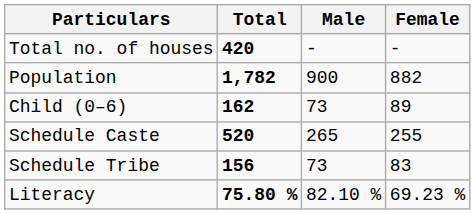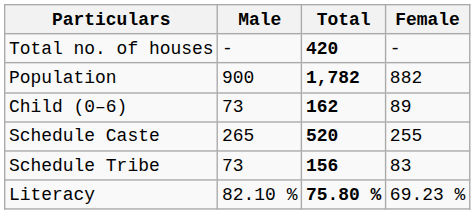columns swapped: (260, 19) <-> (344, 19)
